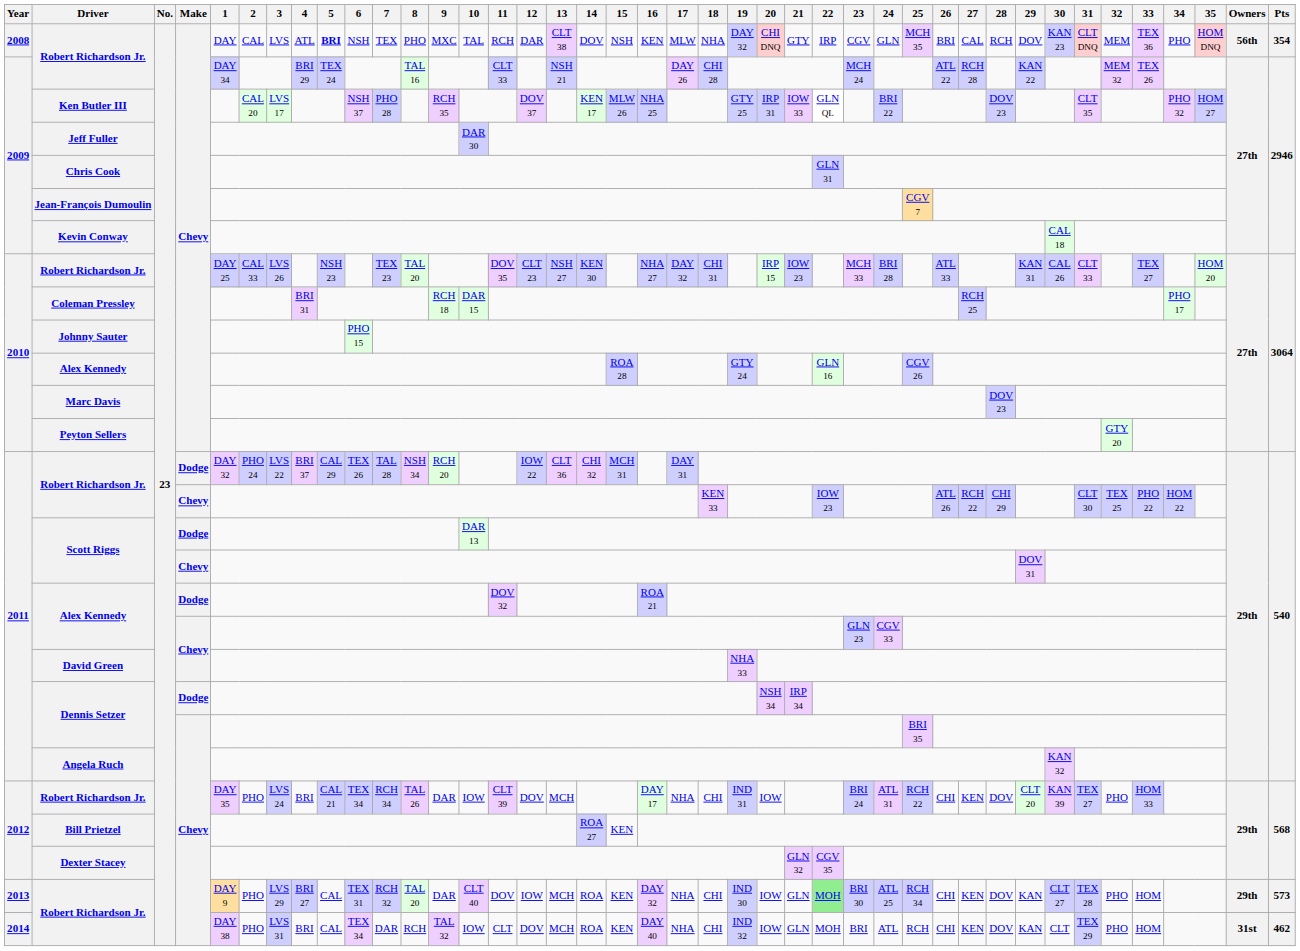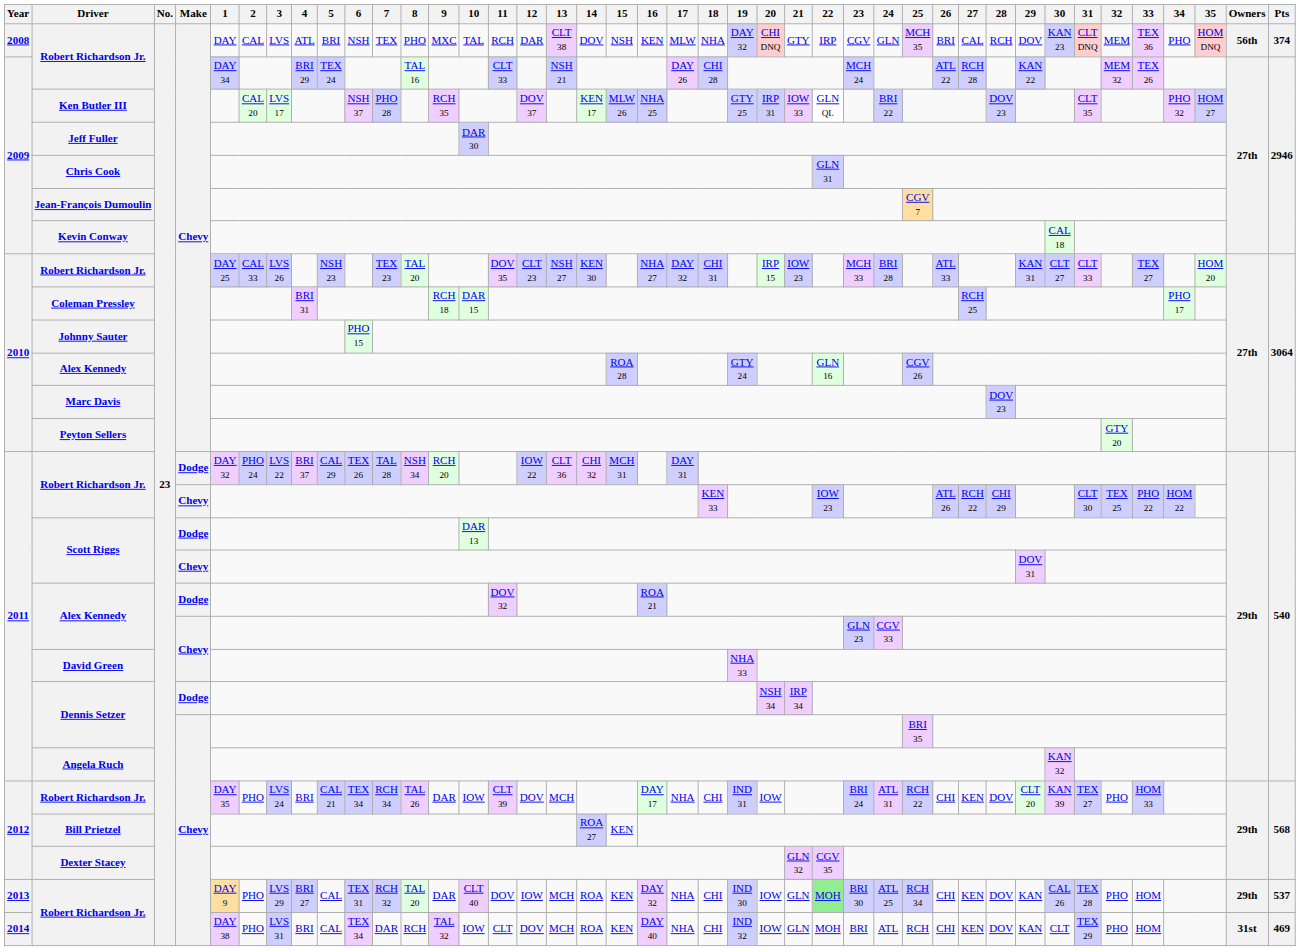(331, 40) bold -> (331, 40) normal
(1282, 40) 354 -> (1282, 40) 374
(1060, 270) CAL 26 -> (1060, 270) CLT 27
(1060, 895) CLT 27 -> (1060, 895) CAL 26
(1282, 895) 573 -> (1282, 895) 537
(1282, 928) 462 -> (1282, 928) 469
